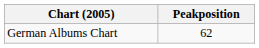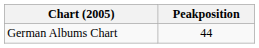(206, 33) 62 -> (206, 33) 44
